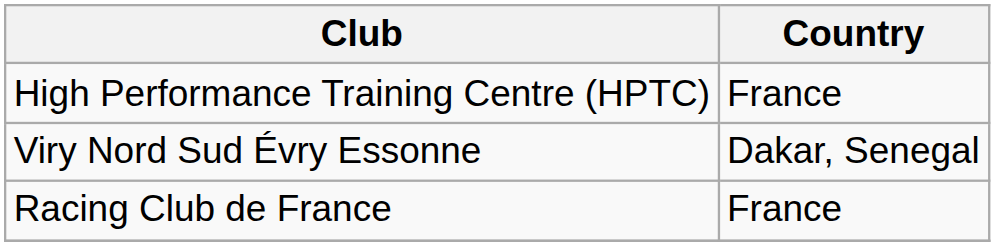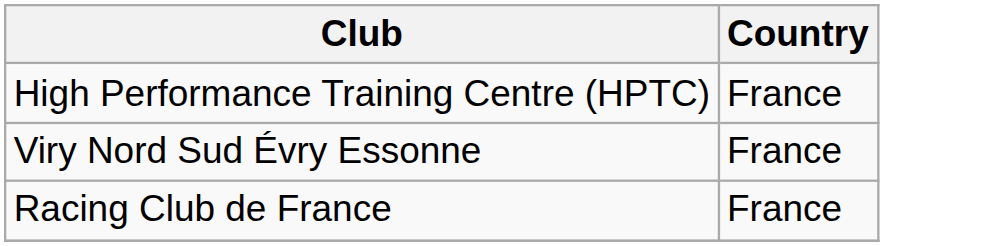(853, 151) Dakar, Senegal -> (785, 151) France
